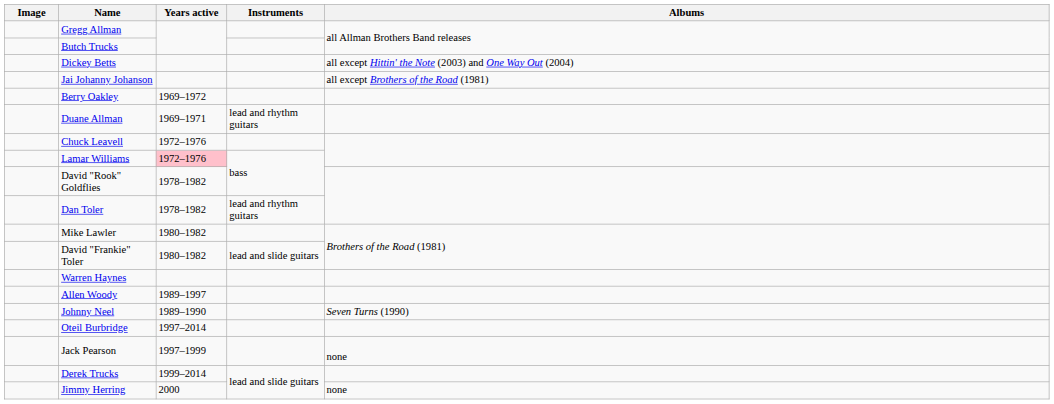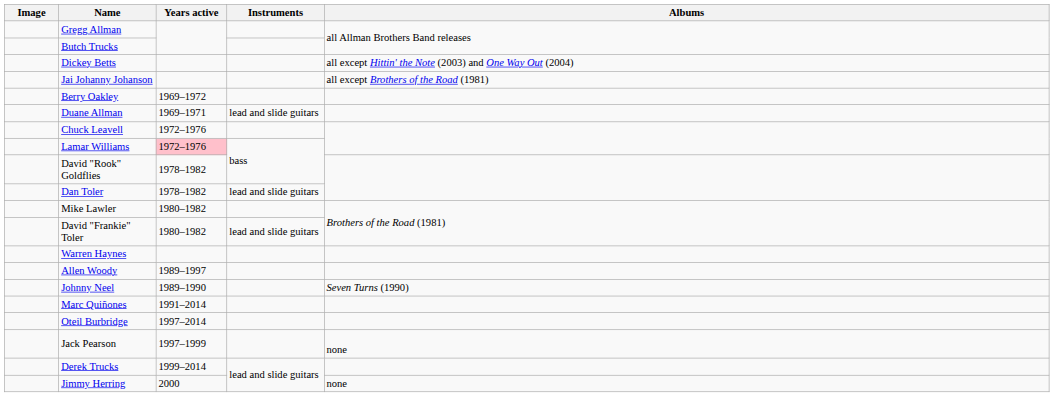(264, 119) lead and rhythm guitars -> (274, 113) lead and slide guitars
(264, 210) lead and rhythm guitars -> (274, 192) lead and slide guitars
+ row: (94, 304)
